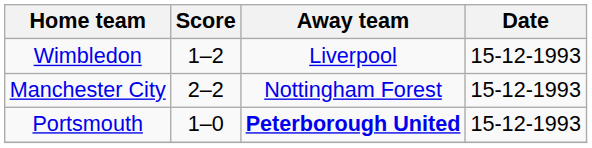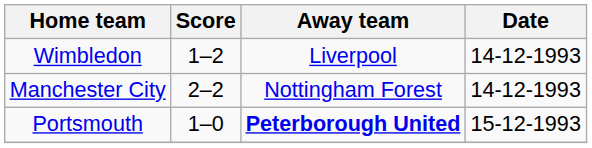(526, 55) 15-12-1993 -> (526, 55) 14-12-1993
(526, 90) 15-12-1993 -> (526, 90) 14-12-1993
